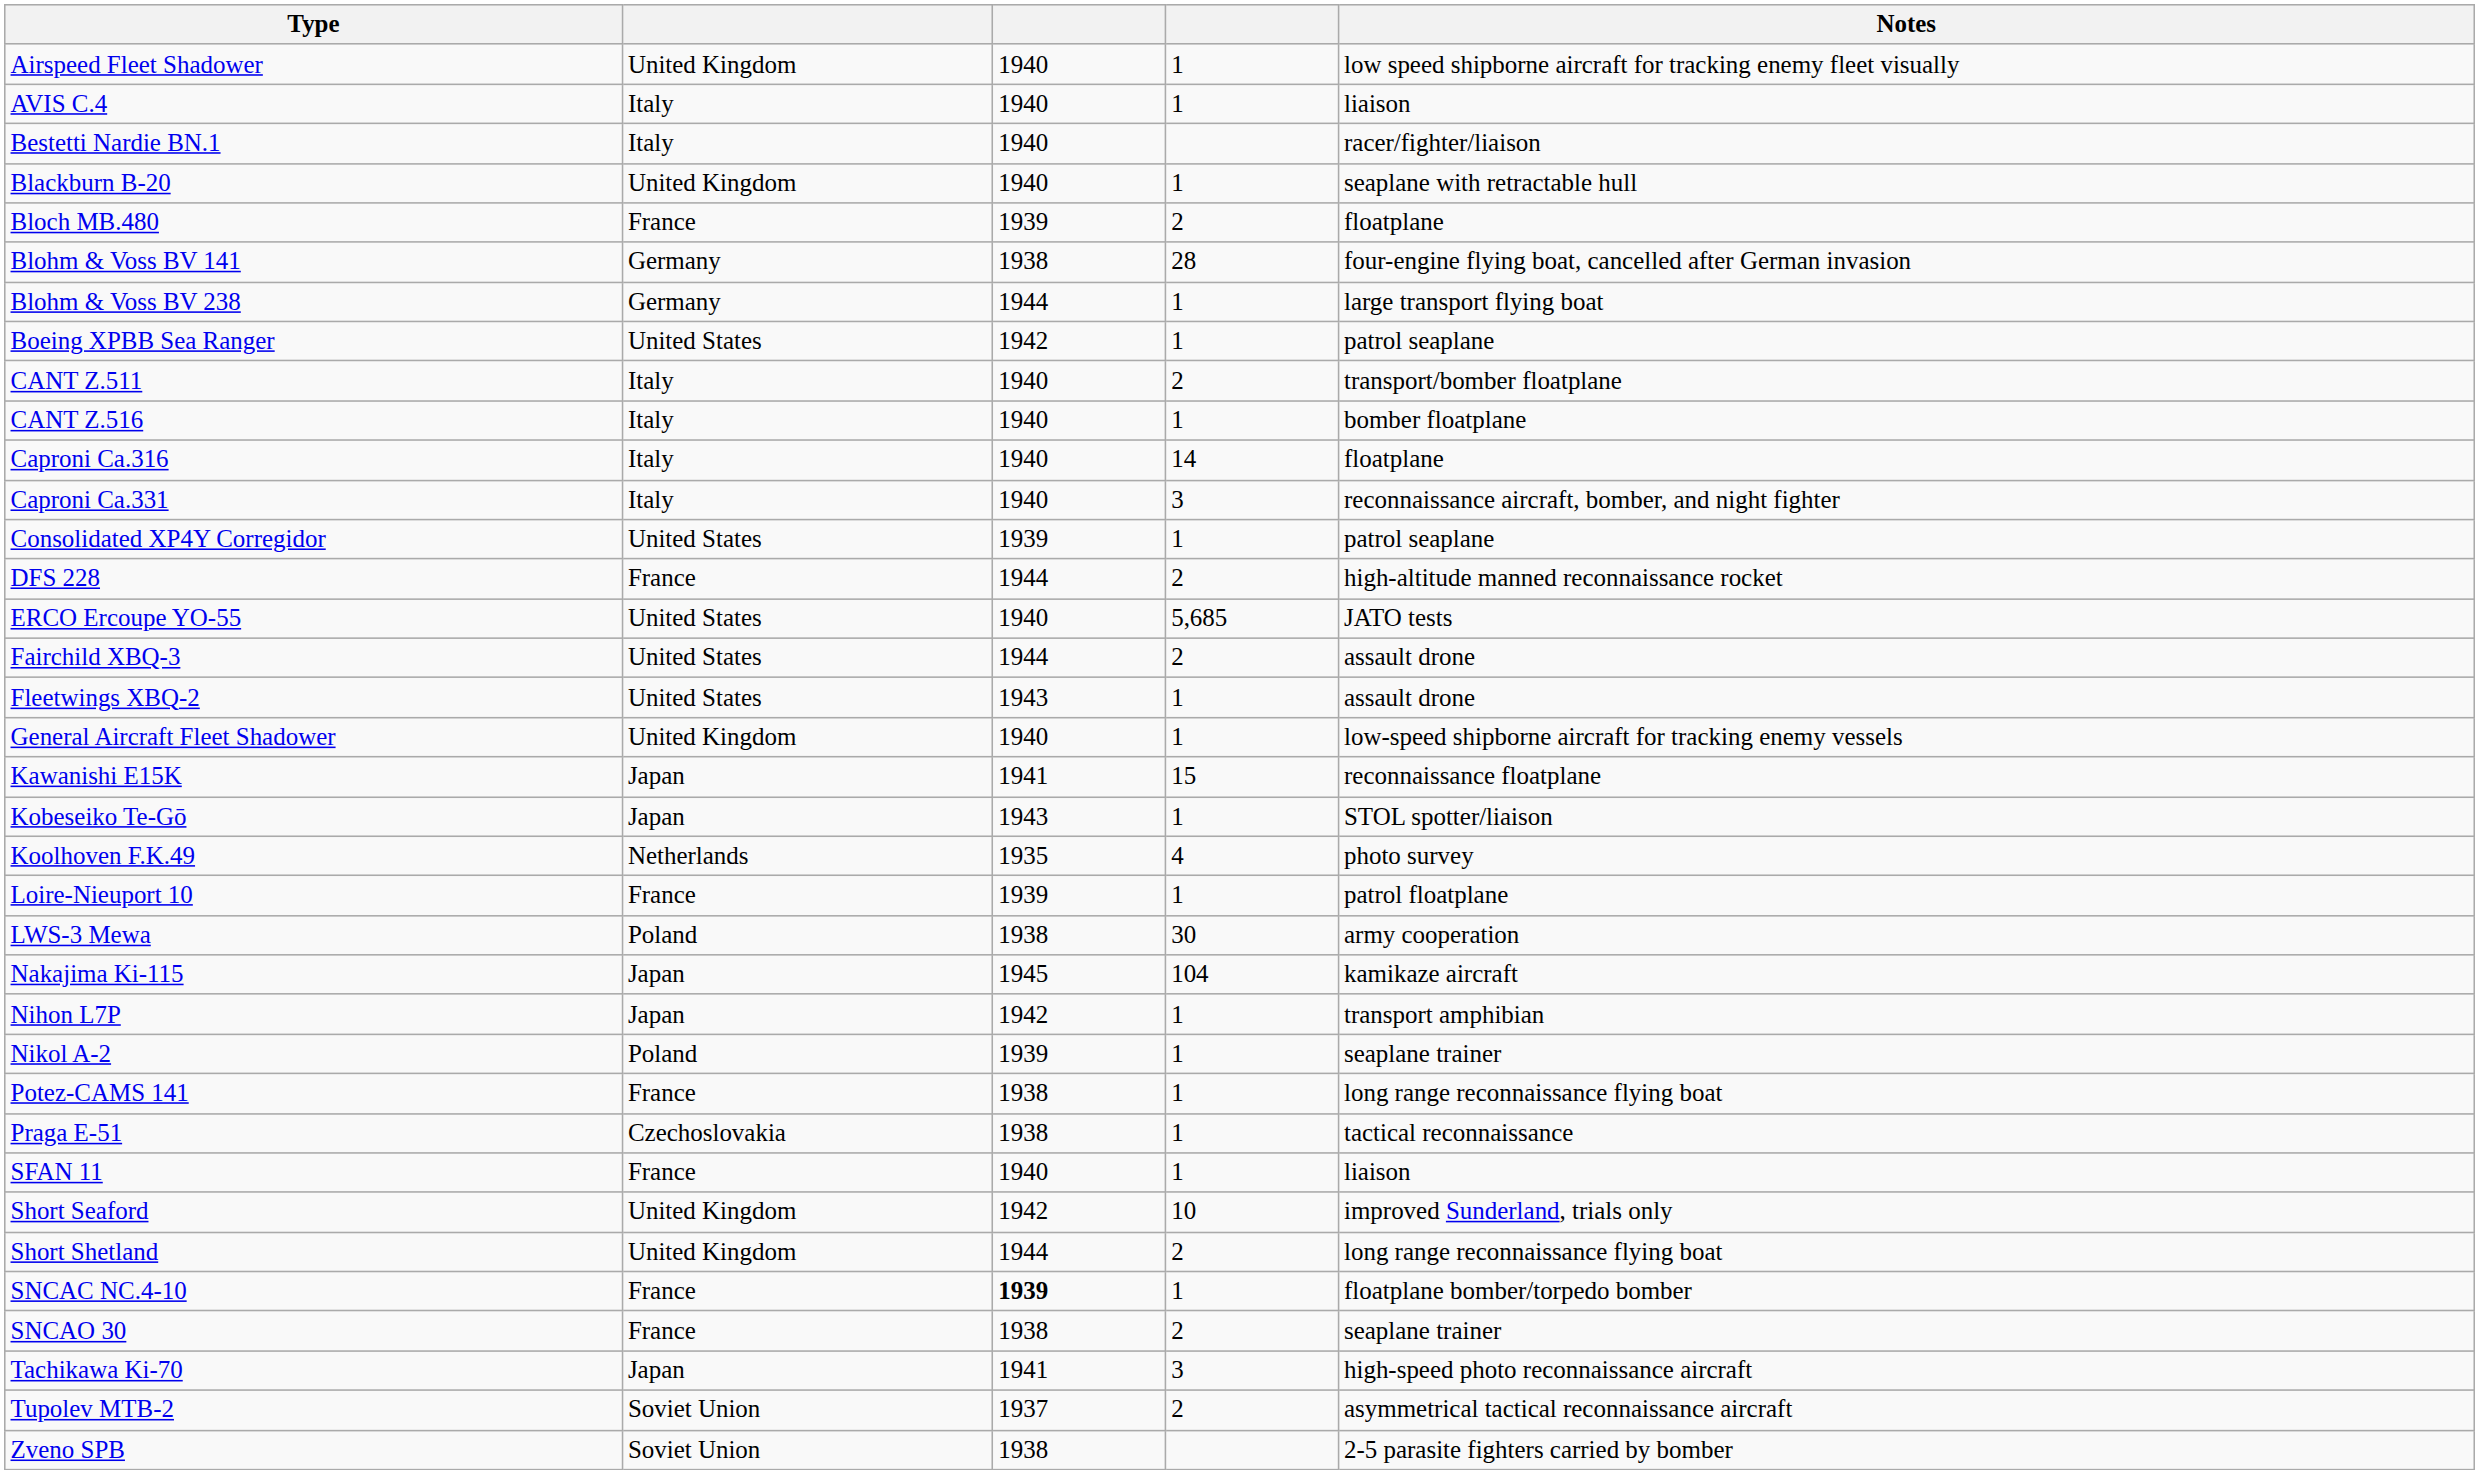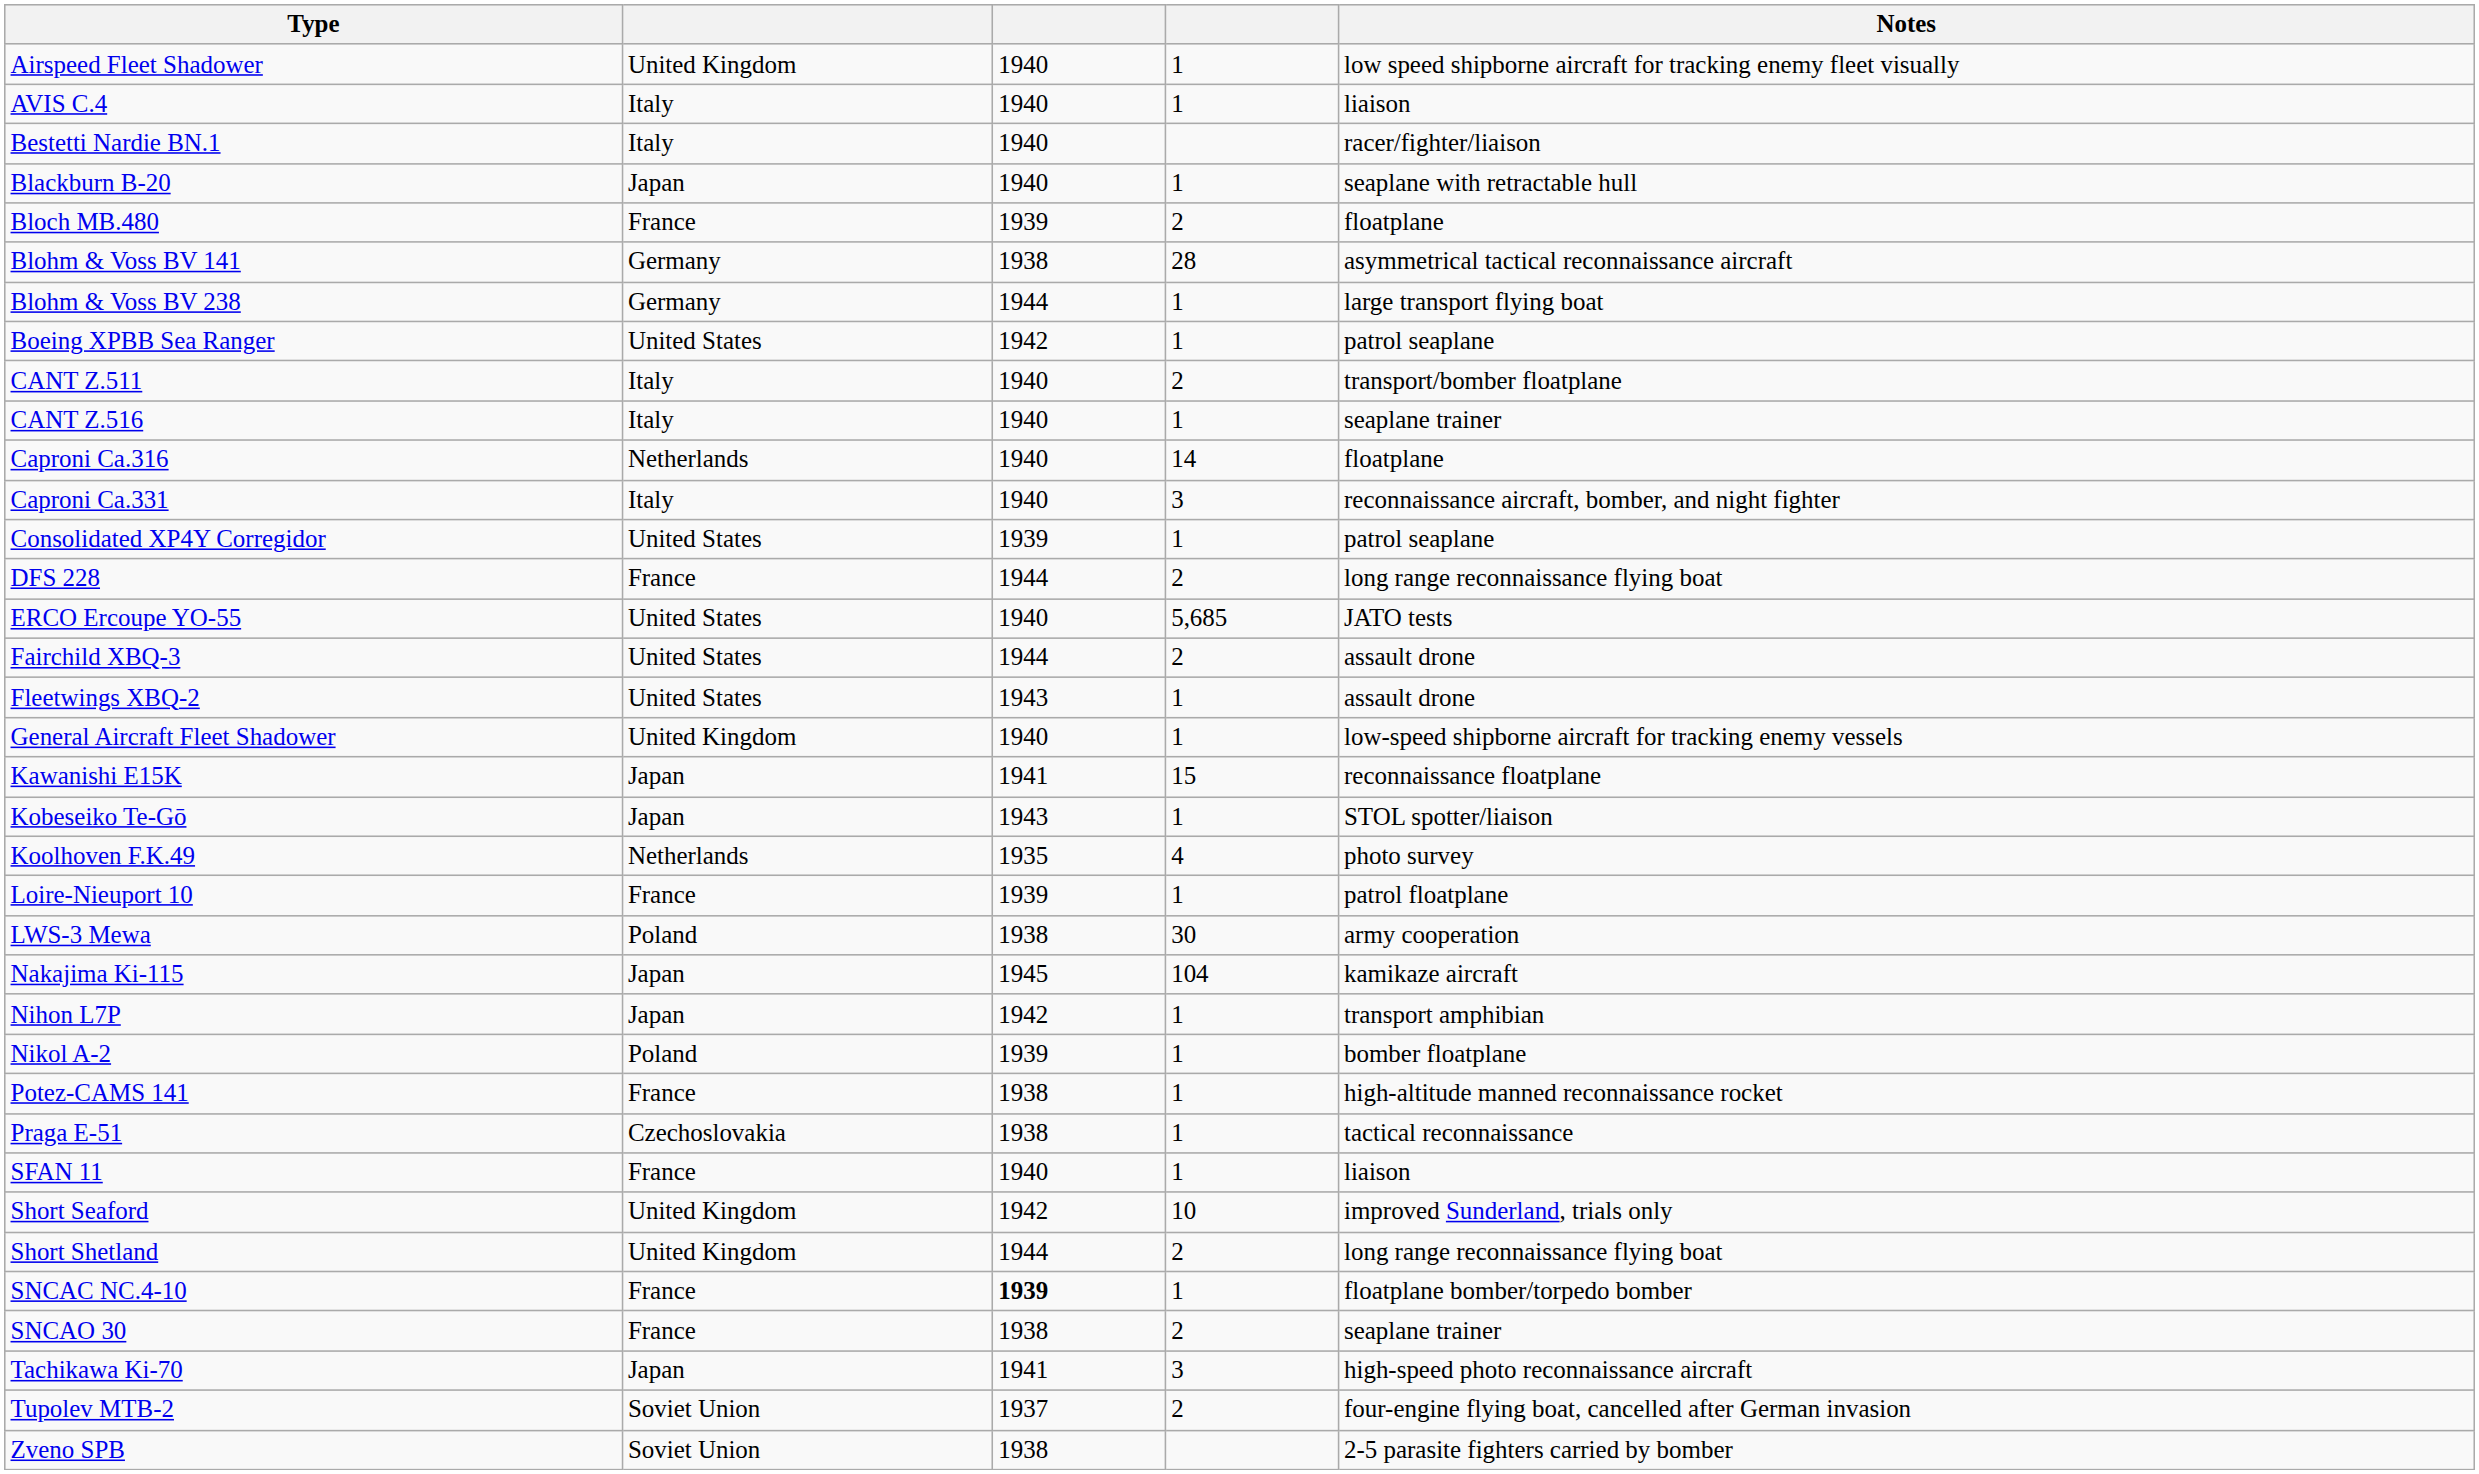(712, 182) United Kingdom -> (656, 182) Japan
(1628, 261) four-engine flying boat, cancelled after German invasion -> (1568, 261) asymmetrical tactical reconnaissance aircraft
(1435, 420) bomber floatplane -> (1423, 420) seaplane trainer
(651, 459) Italy -> (688, 459) Netherlands
(1563, 578) high-altitude manned reconnaissance rocket -> (1533, 578) long range reconnaissance flying boat
(1423, 1053) seaplane trainer -> (1435, 1053) bomber floatplane
(1533, 1093) long range reconnaissance flying boat -> (1563, 1093) high-altitude manned reconnaissance rocket
(1568, 1409) asymmetrical tactical reconnaissance aircraft -> (1628, 1409) four-engine flying boat, cancelled after German invasion
